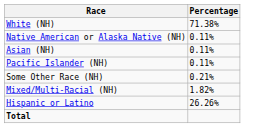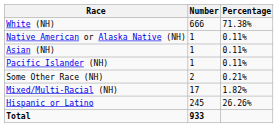+ column: (204, 11)
